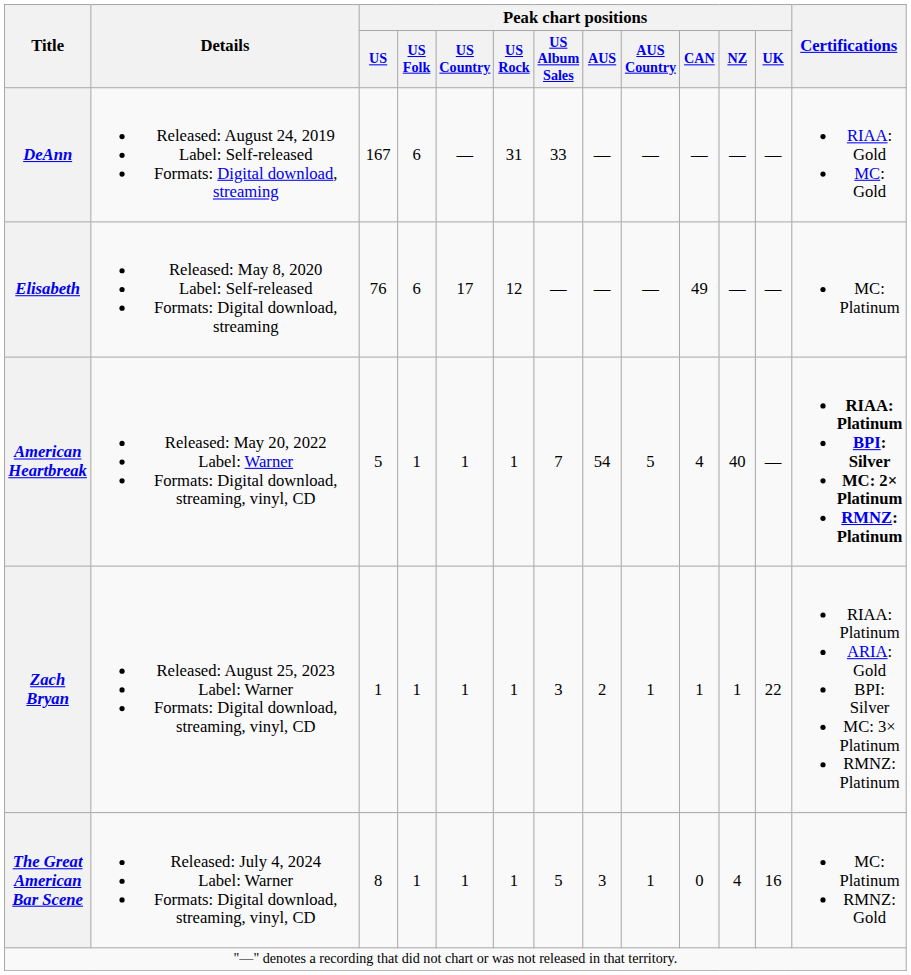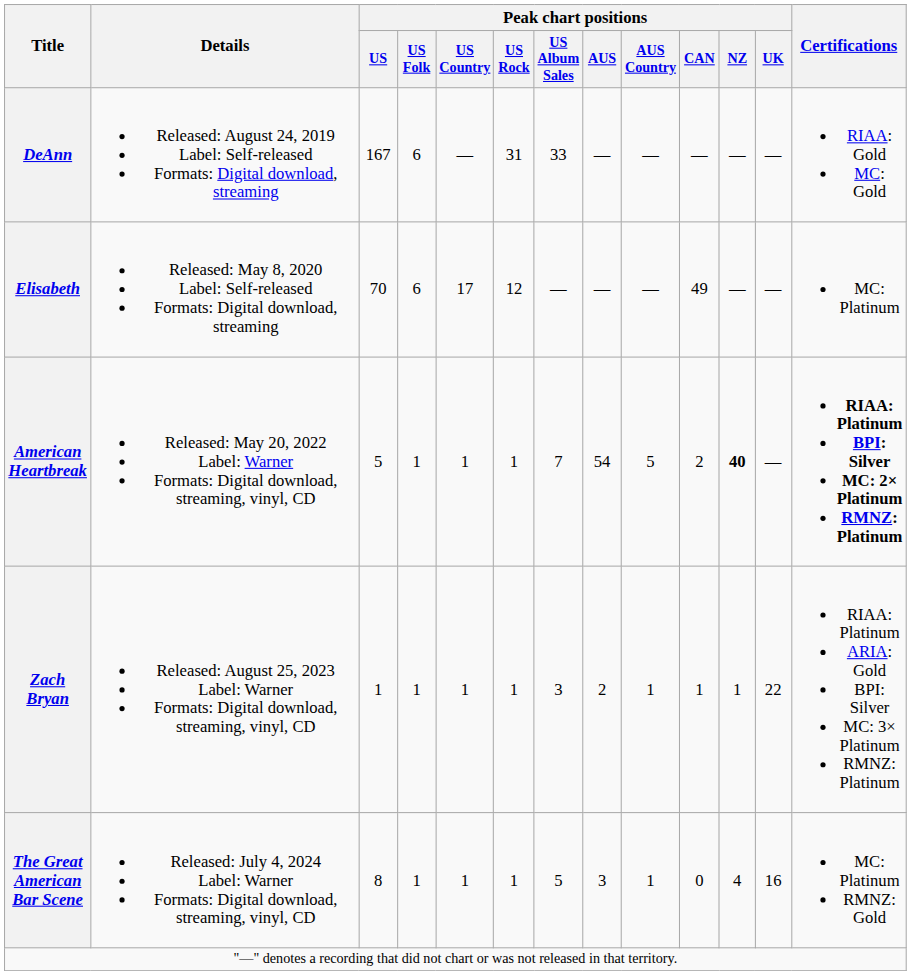(378, 289) 76 -> (378, 289) 70
(699, 461) 4 -> (699, 461) 2
(737, 461) normal -> (737, 461) bold
